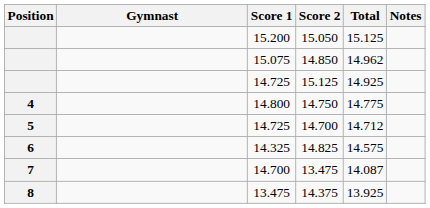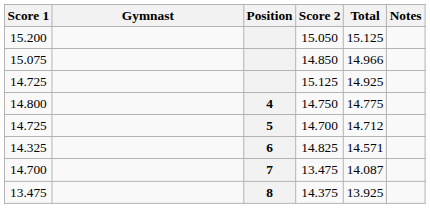columns swapped: (31, 15) <-> (272, 15)
(365, 59) 14.962 -> (365, 59) 14.966
(365, 148) 14.575 -> (365, 148) 14.571
